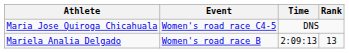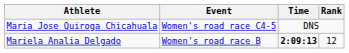(299, 40) normal -> (299, 40) bold
(331, 40) 13 -> (331, 40) 12
